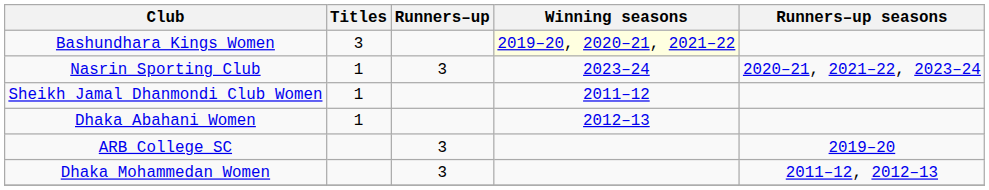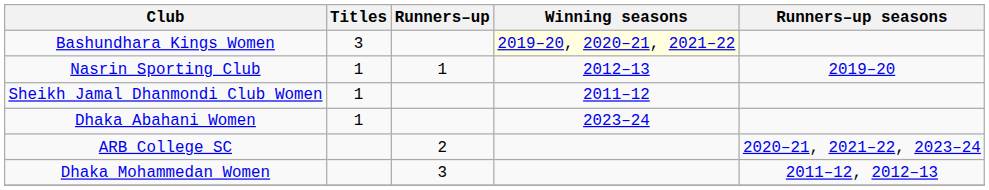(442, 69) 3 -> (442, 69) 1
(616, 69) 2023–24 -> (616, 69) 2012–13
(862, 69) 2020–21, 2021–22, 2023–24 -> (862, 69) 2019–20
(616, 121) 2012–13 -> (616, 121) 2023–24
(442, 147) 3 -> (442, 147) 2
(862, 147) 2019–20 -> (862, 147) 2020–21, 2021–22, 2023–24
